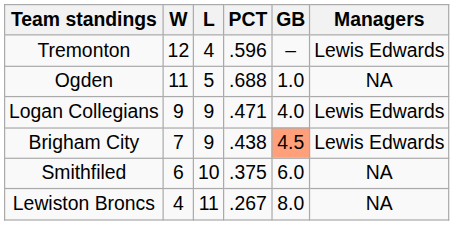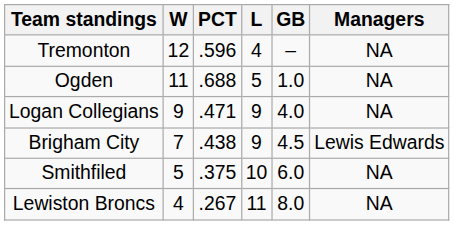columns swapped: (209, 19) <-> (248, 19)
(379, 50) Lewis Edwards -> (379, 50) NA
(379, 111) Lewis Edwards -> (379, 111) NA
(291, 142) lightsalmon background -> (291, 142) no background
(178, 173) 6 -> (178, 173) 5
